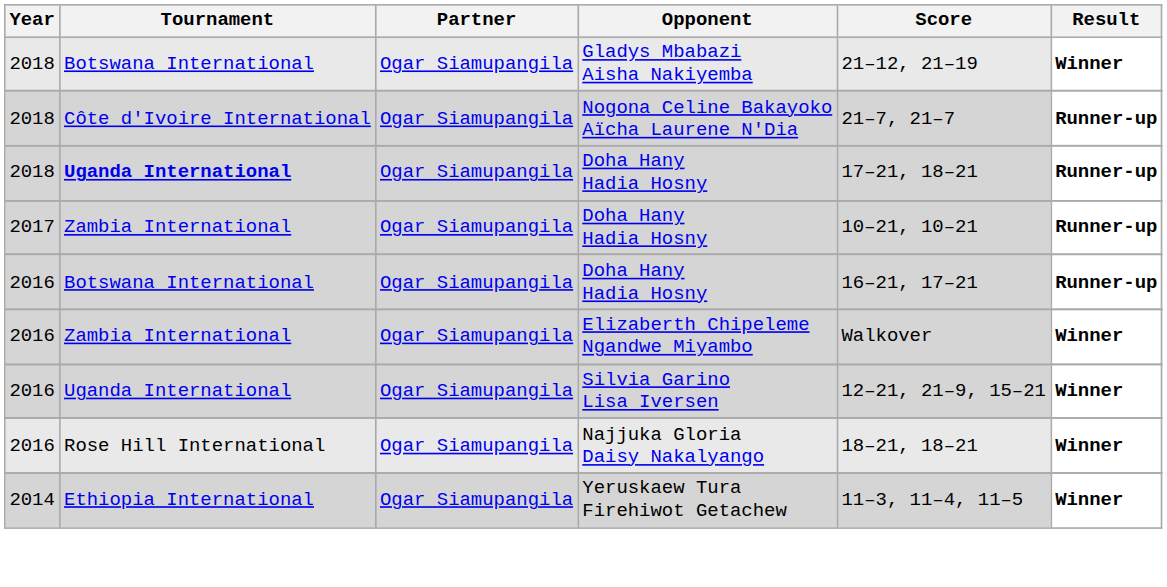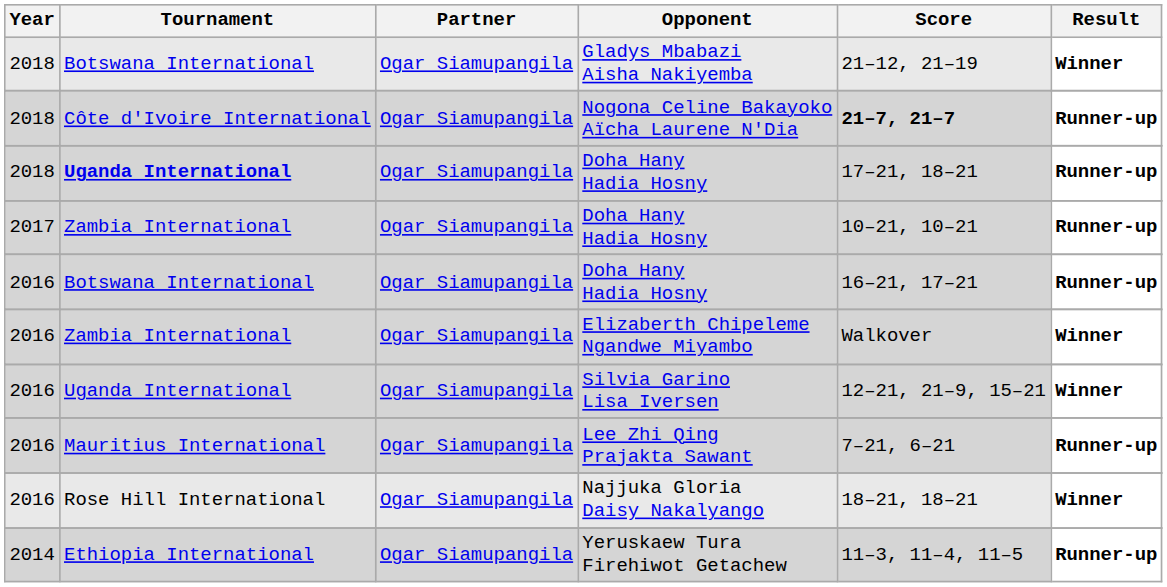(898, 118) normal -> (898, 118) bold
+ row: (32, 445)
(1089, 500) Winner -> (1106, 554) Runner-up
